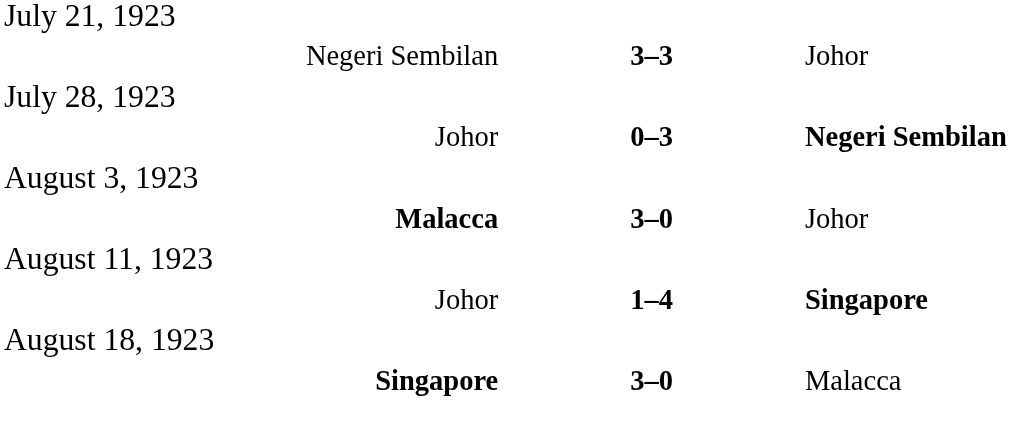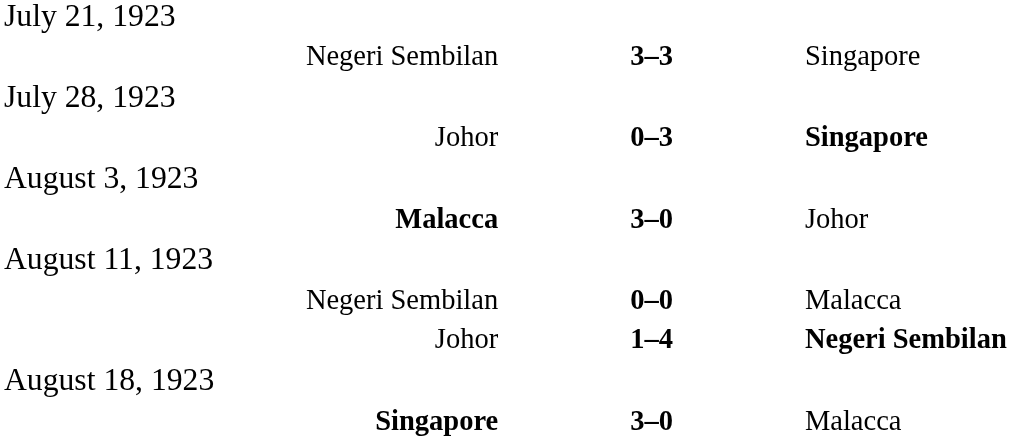(837, 55) Johor -> (863, 55) Singapore
(906, 137) Negeri Sembilan -> (866, 137) Singapore
+ row: (402, 299)
(866, 299) Singapore -> (906, 338) Negeri Sembilan
